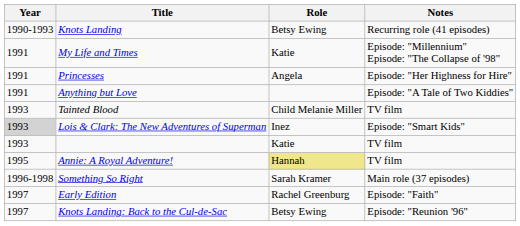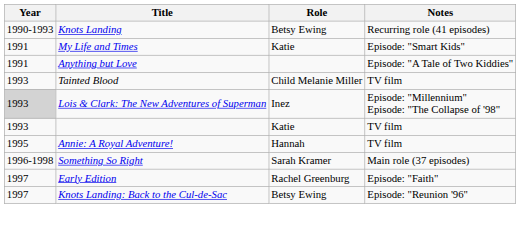(434, 53) Episode: "Millennium" Episode: "The Collapse of '98" -> (416, 47) Episode: "Smart Kids"
- row: (81, 76)
(416, 127) Episode: "Smart Kids" -> (434, 104) Episode: "Millennium" Episode: "The Collapse of '98"
(288, 161) khaki background -> (288, 144) no background
